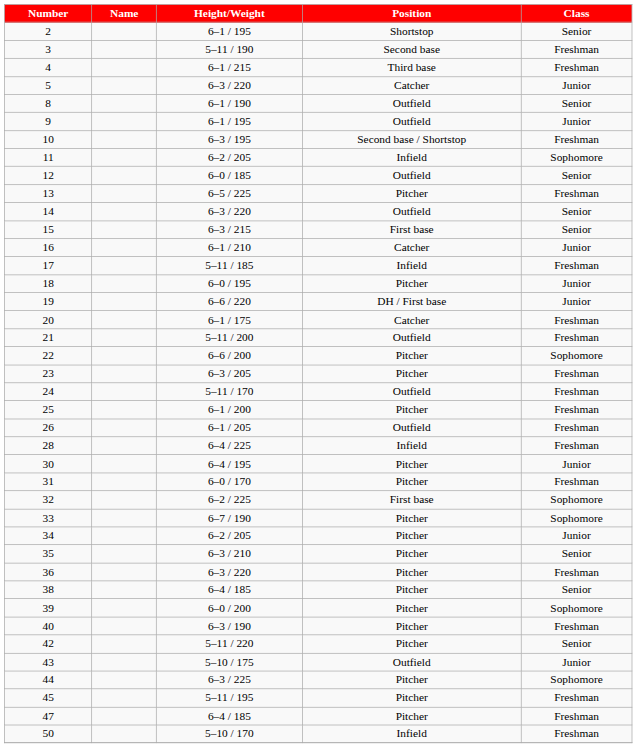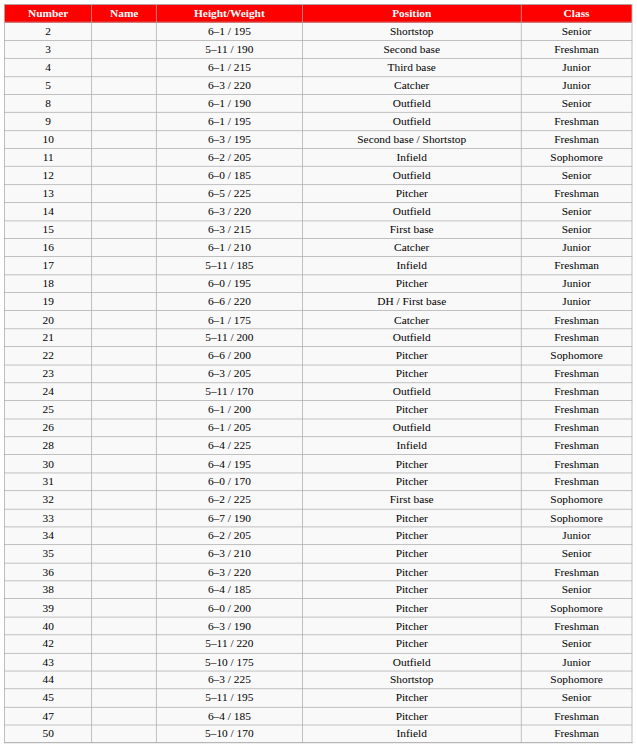(577, 67) Freshman -> (577, 67) Junior
(577, 121) Junior -> (577, 121) Freshman
(577, 463) Junior -> (577, 463) Freshman
(412, 680) Pitcher -> (412, 680) Shortstop
(577, 698) Freshman -> (577, 698) Senior
